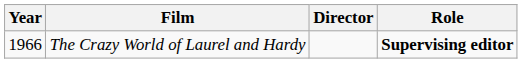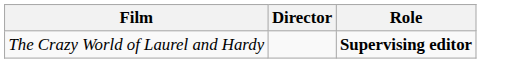- column: (25, 17)
